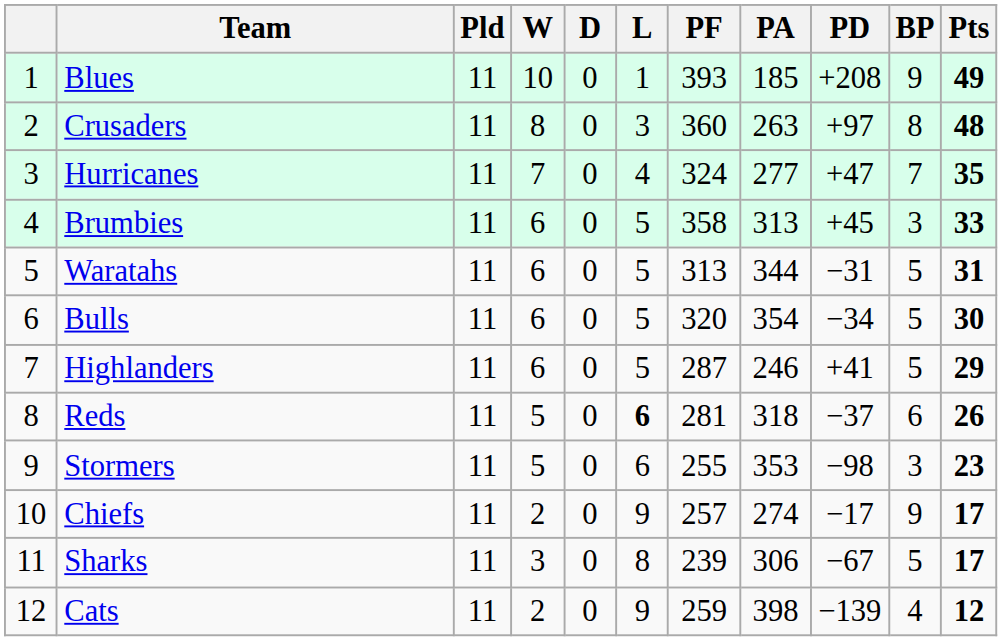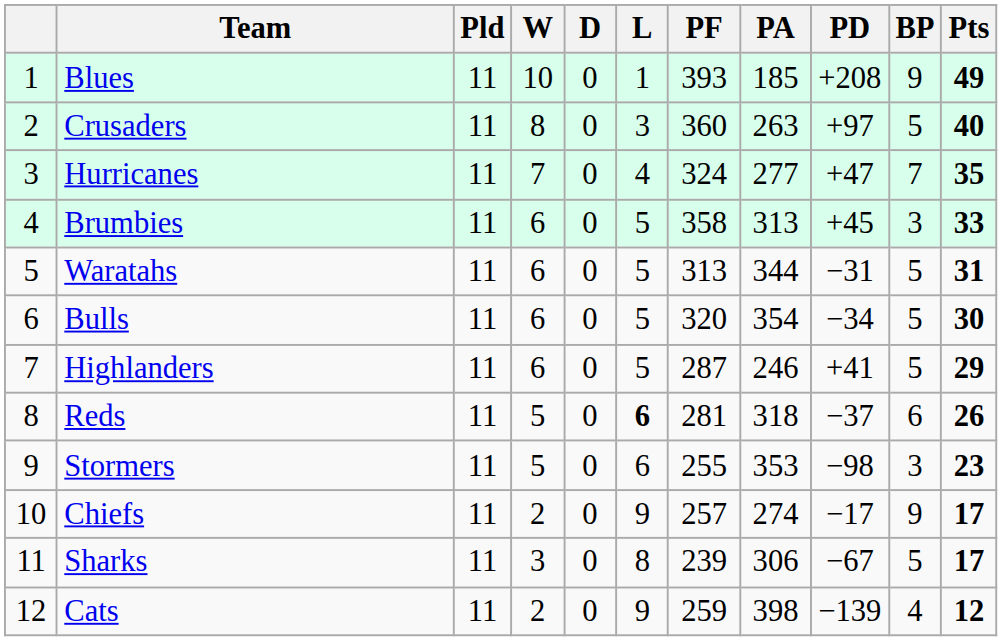(915, 125) 8 -> (915, 125) 5
(969, 125) 48 -> (969, 125) 40
